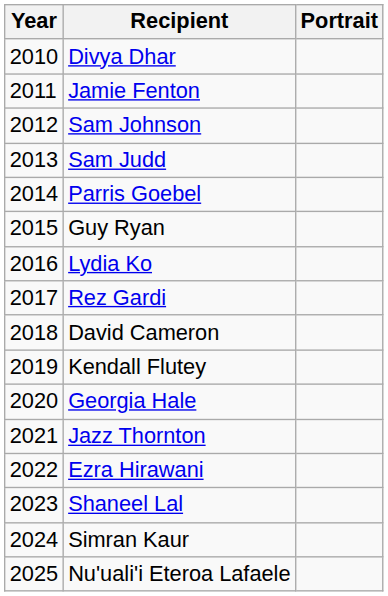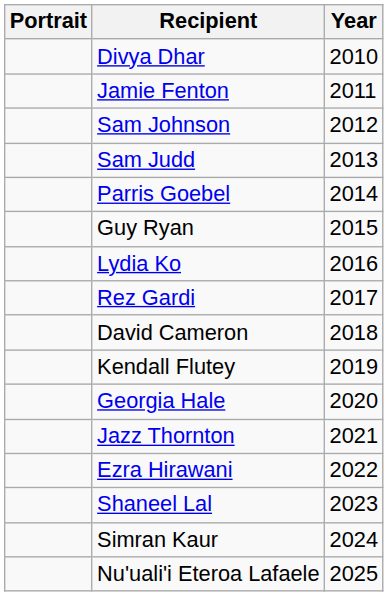columns swapped: (34, 21) <-> (339, 21)
